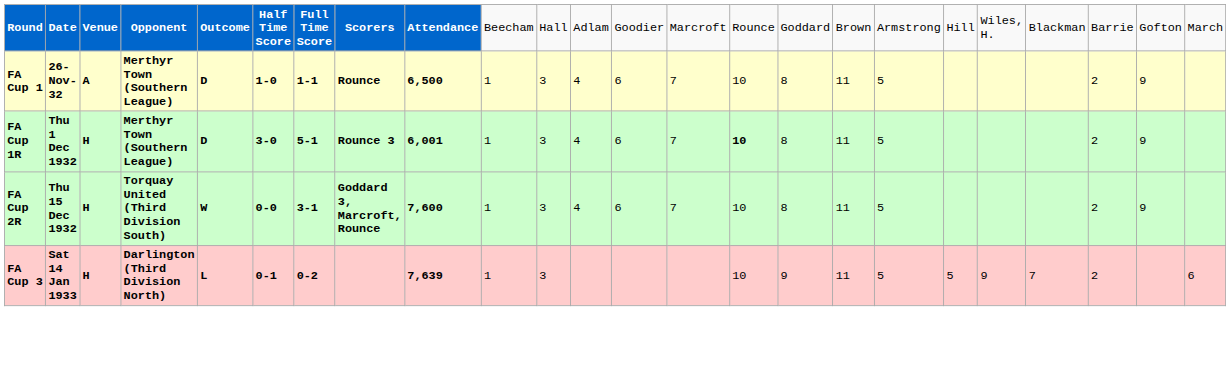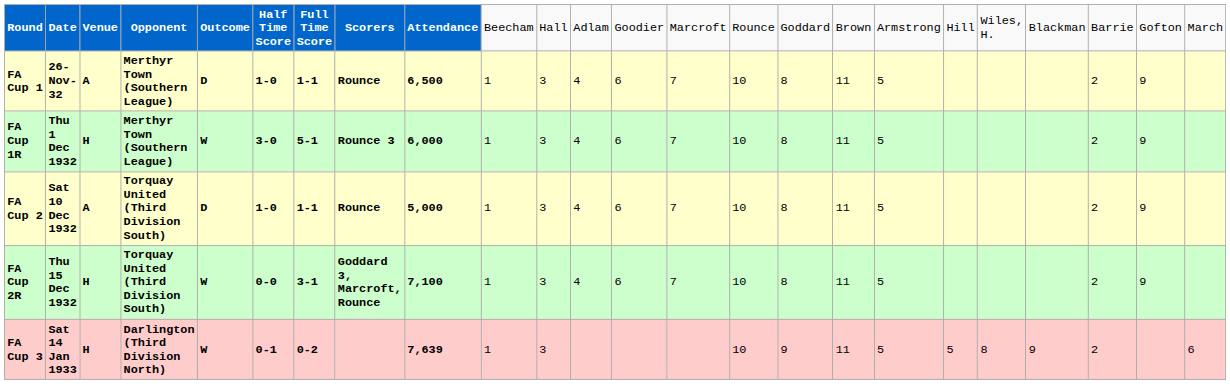(204, 141) D -> (204, 141) W
(425, 141) 6,001 -> (425, 141) 6,000
(739, 141) bold -> (739, 141) normal
+ row: (25, 208)
(425, 208) 7,600 -> (425, 282) 7,100
(204, 275) L -> (204, 349) W
(984, 275) 9 -> (984, 349) 8
(1032, 275) 7 -> (1032, 349) 9
